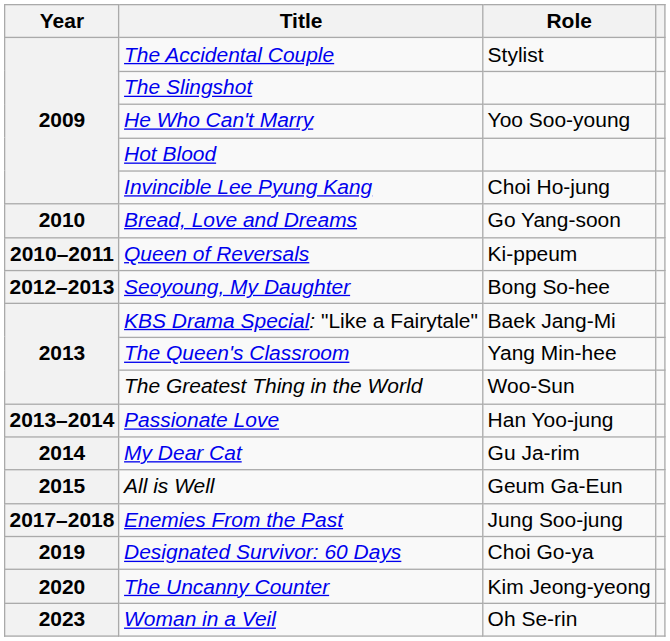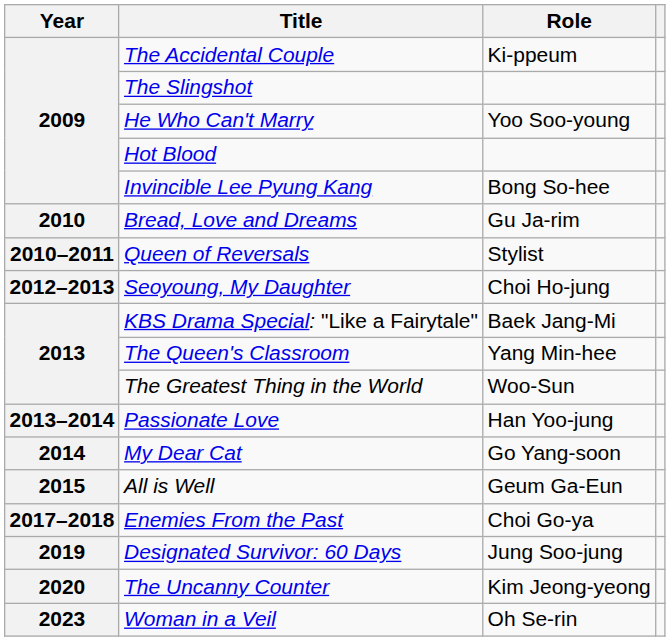(516, 54) Stylist -> (532, 54) Ki-ppeum
(549, 187) Choi Ho-jung -> (549, 187) Bong So-hee
(554, 220) Go Yang-soon -> (534, 220) Gu Ja-rim
(532, 253) Ki-ppeum -> (516, 253) Stylist
(549, 287) Bong So-hee -> (549, 287) Choi Ho-jung
(534, 453) Gu Ja-rim -> (554, 453) Go Yang-soon
(555, 519) Jung Soo-jung -> (541, 519) Choi Go-ya
(541, 552) Choi Go-ya -> (555, 552) Jung Soo-jung
